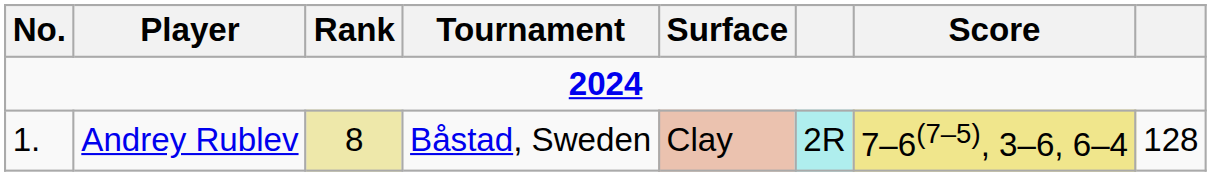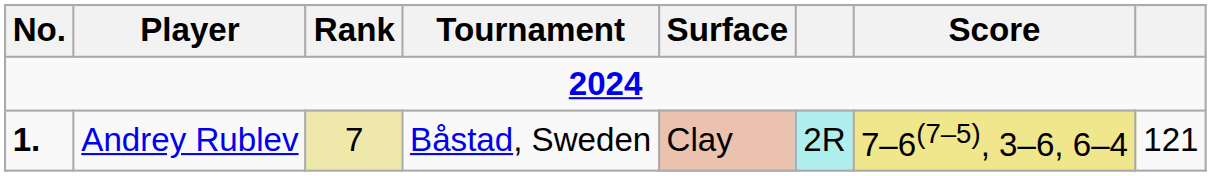(26, 140) normal -> (26, 140) bold
(354, 140) 8 -> (354, 140) 7
(1171, 140) 128 -> (1171, 140) 121
